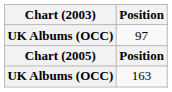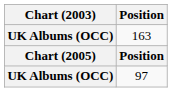rows swapped: (142, 35) <-> (142, 76)
